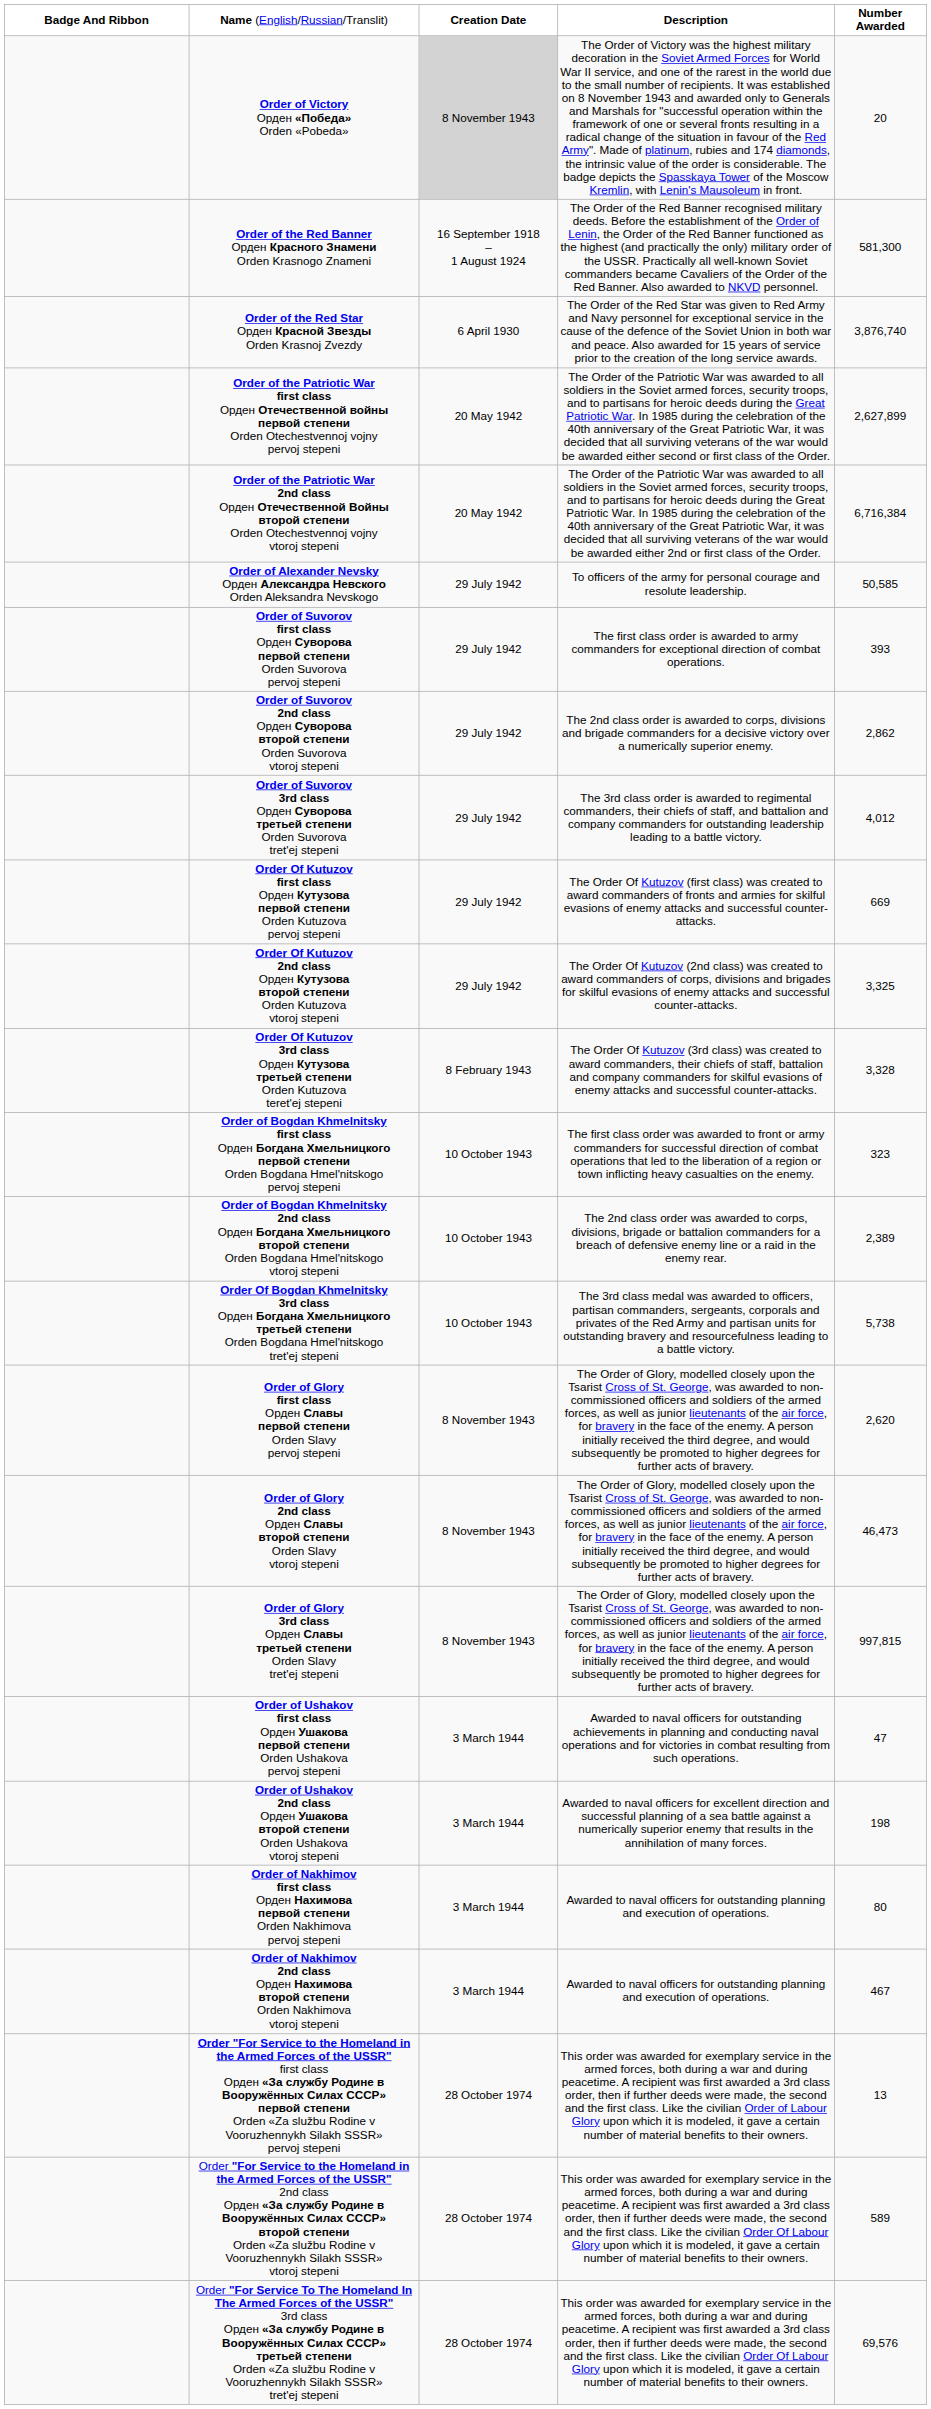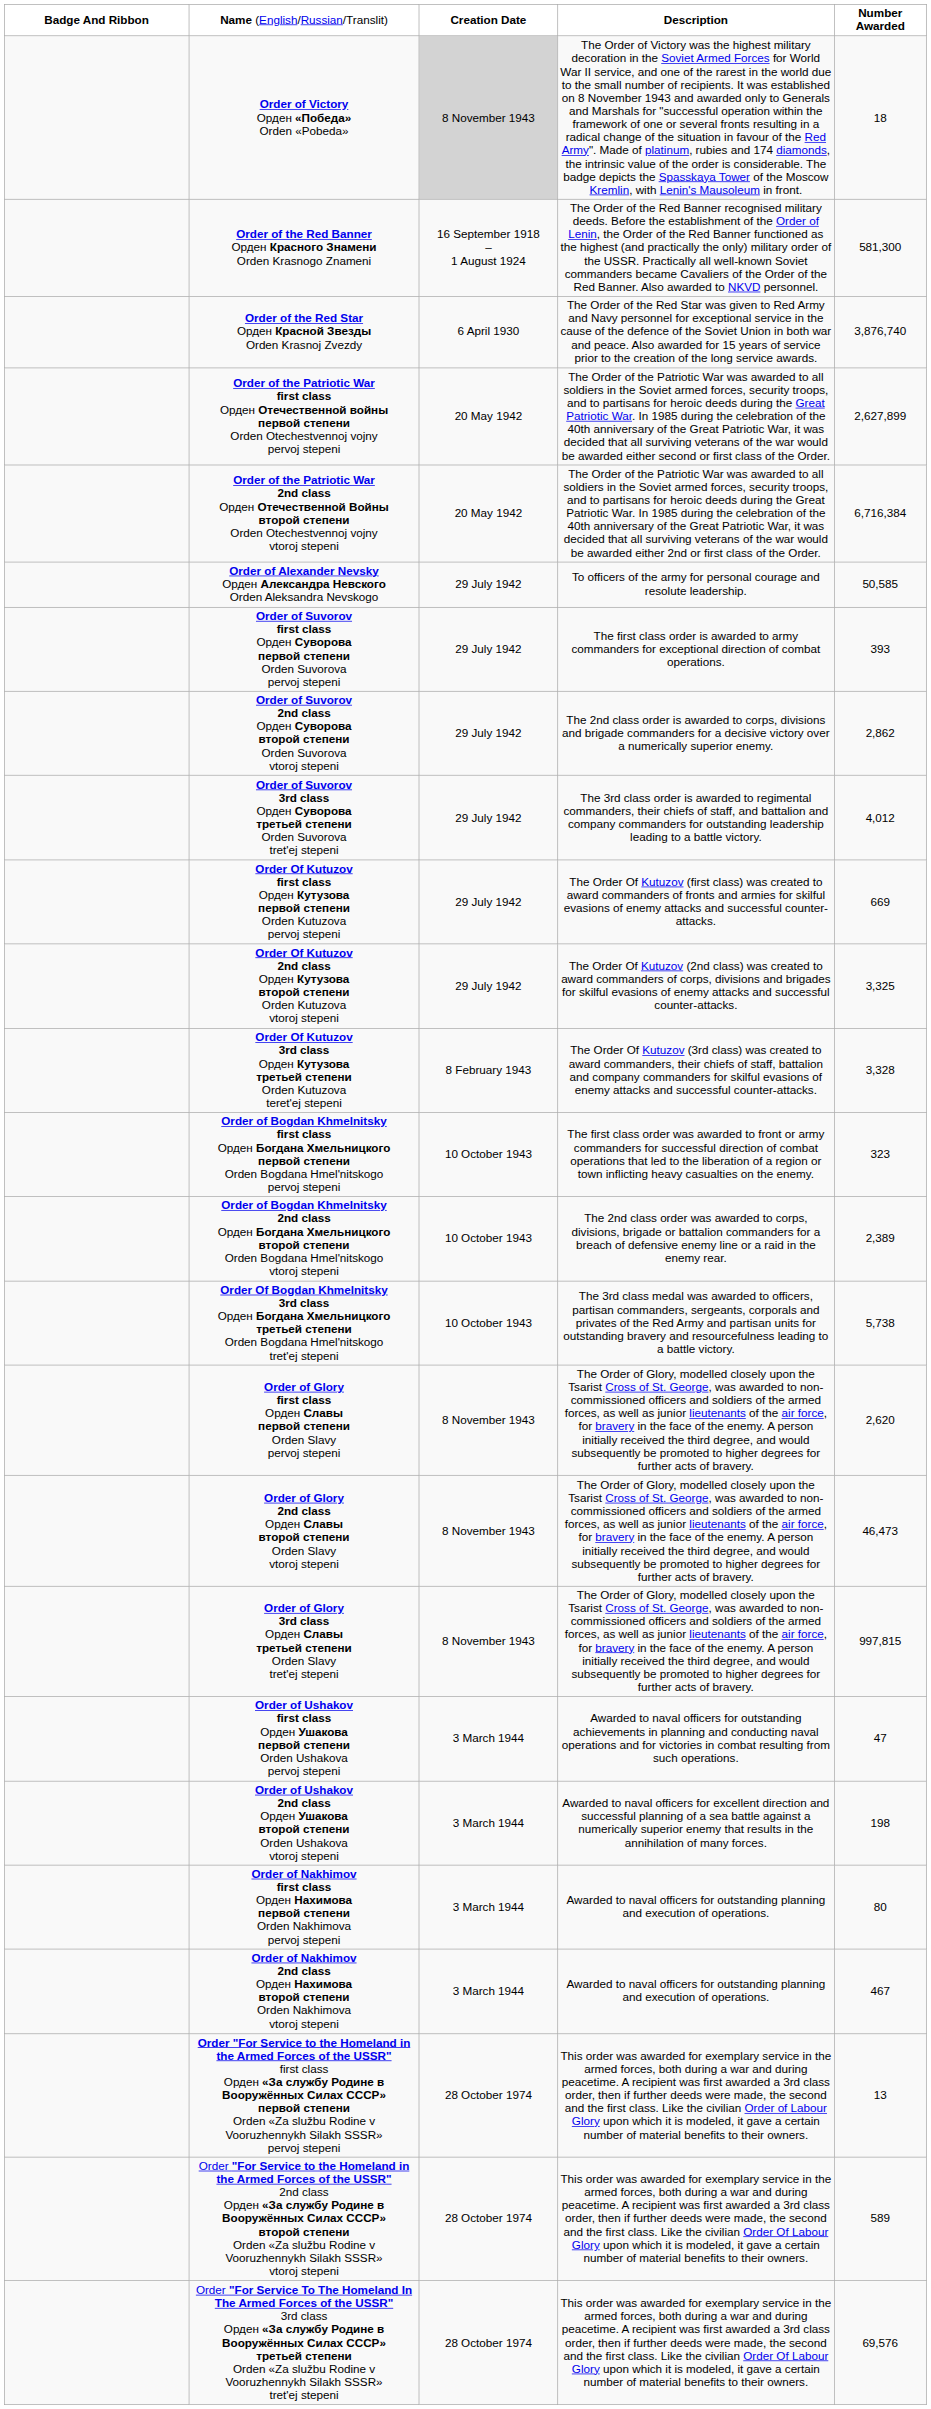(880, 117) 20 -> (880, 117) 18
